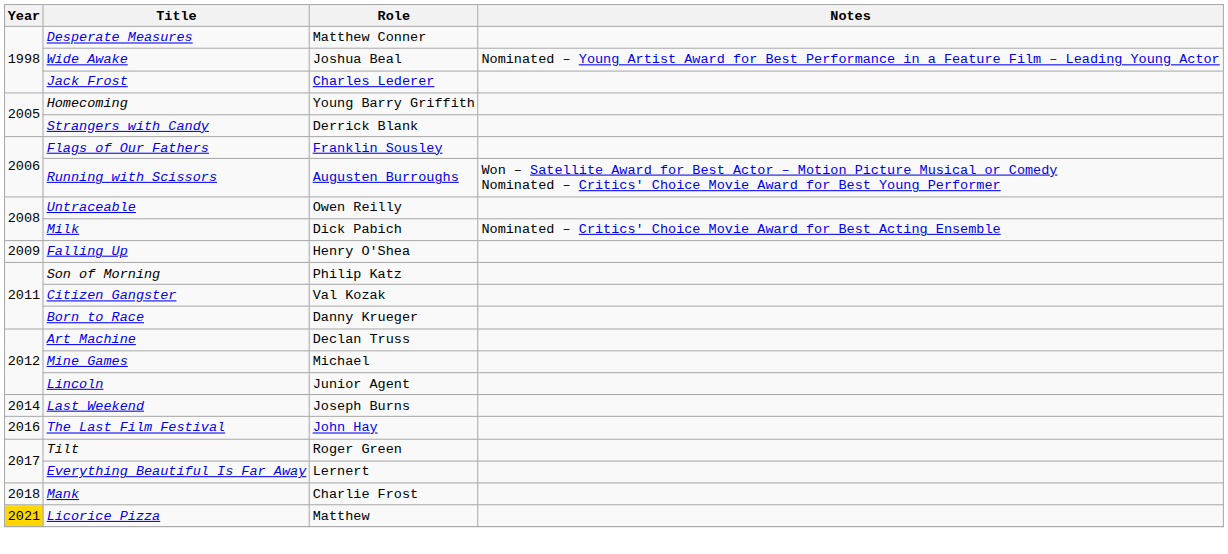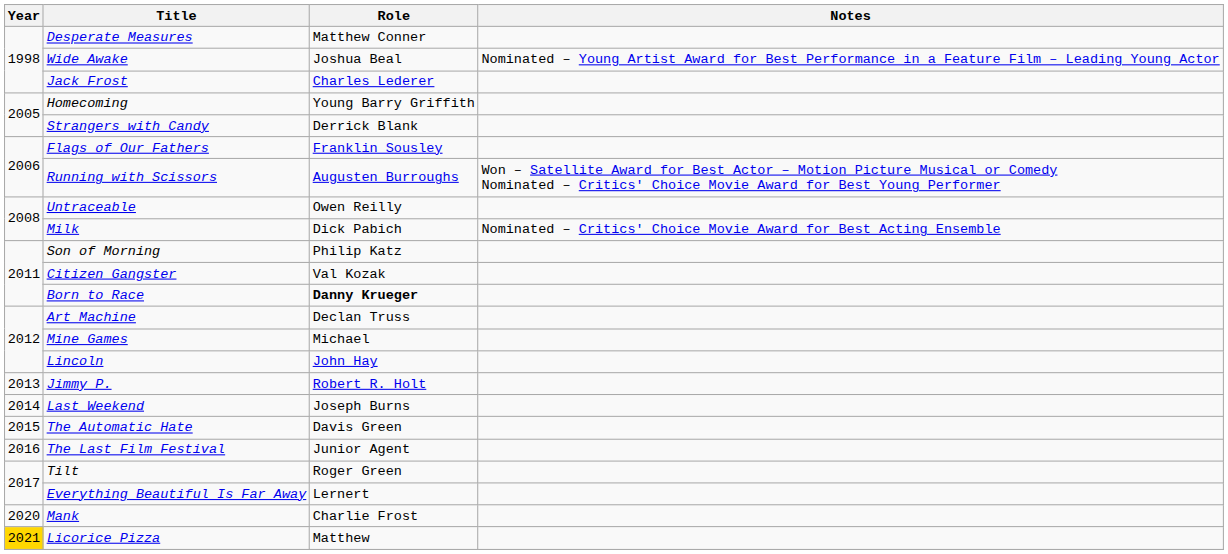- row: (87, 251)
(365, 318) normal -> (365, 296) bold
(361, 384) Junior Agent -> (345, 362) John Hay
+ row: (79, 384)
+ row: (120, 428)
(345, 428) John Hay -> (361, 450) Junior Agent
(24, 494) 2018 -> (24, 516) 2020
